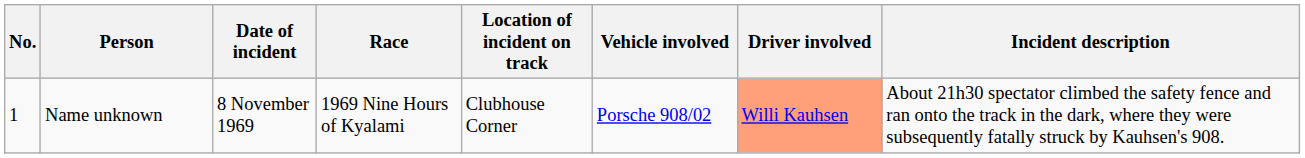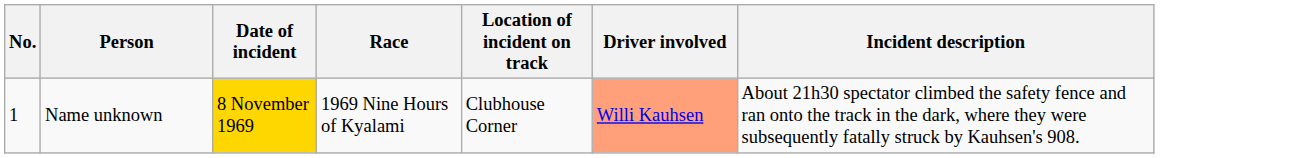- column: (665, 41)
(263, 115) no background -> (263, 115) gold background
